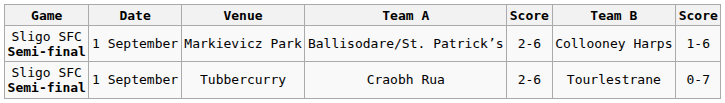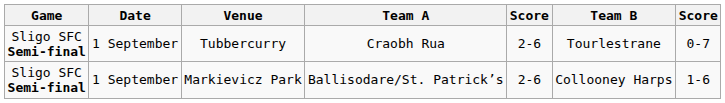rows swapped: (243, 44) <-> (243, 80)
